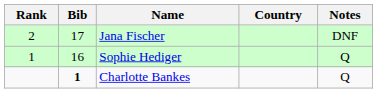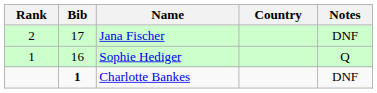(345, 77) Q -> (345, 77) DNF
